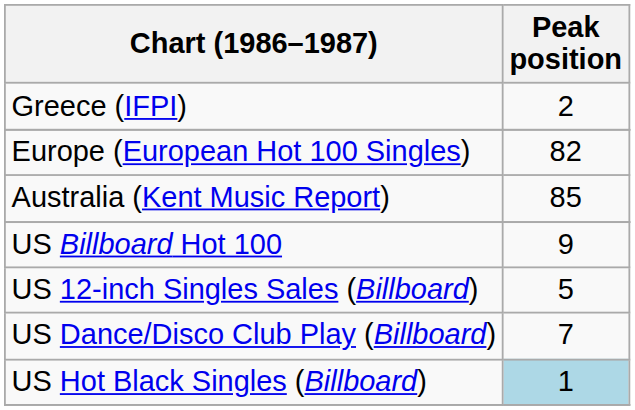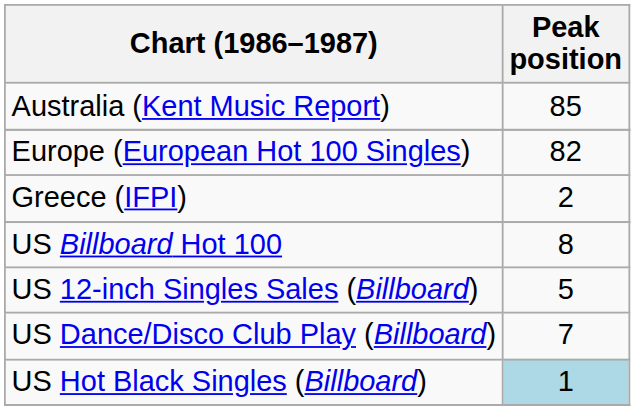rows swapped: (201, 197) <-> (99, 105)
(566, 243) 9 -> (566, 243) 8
